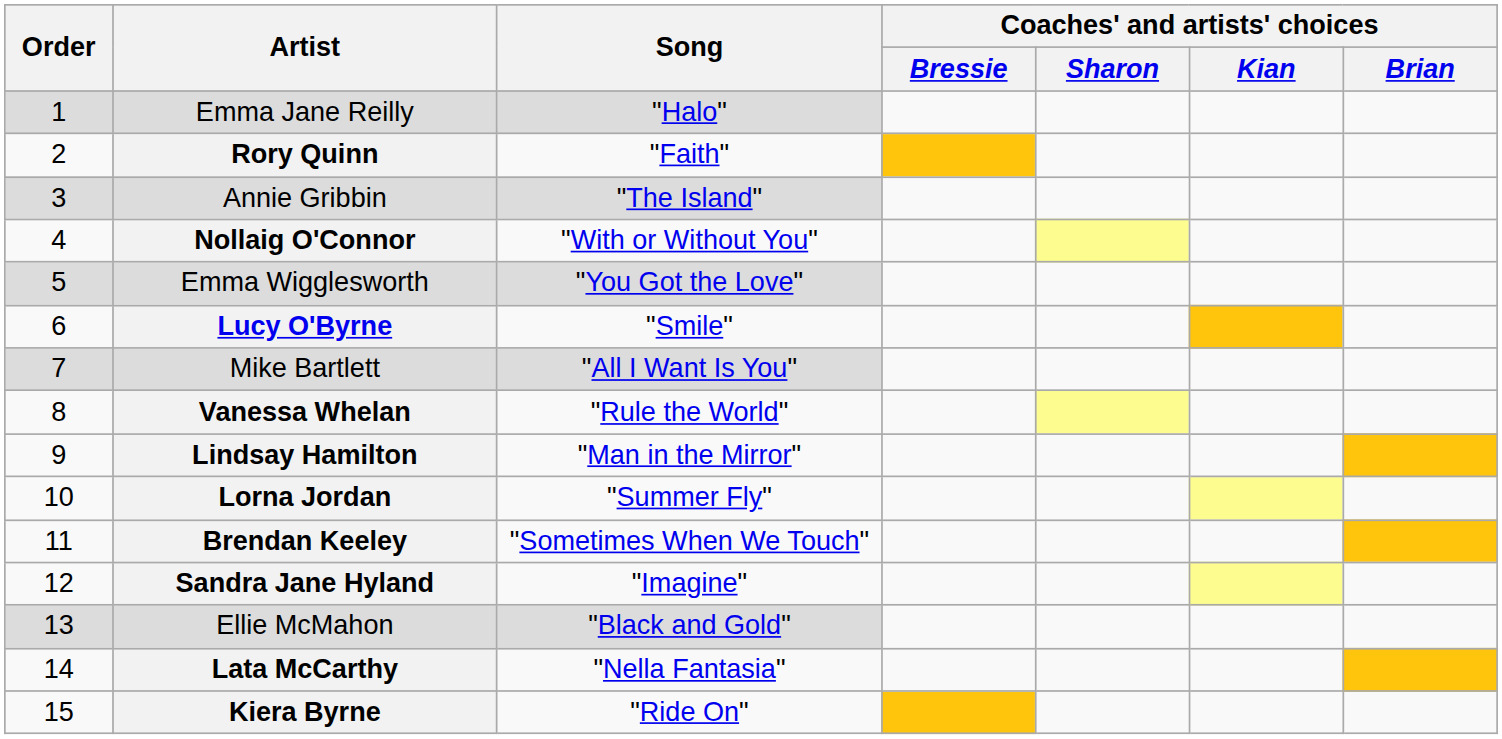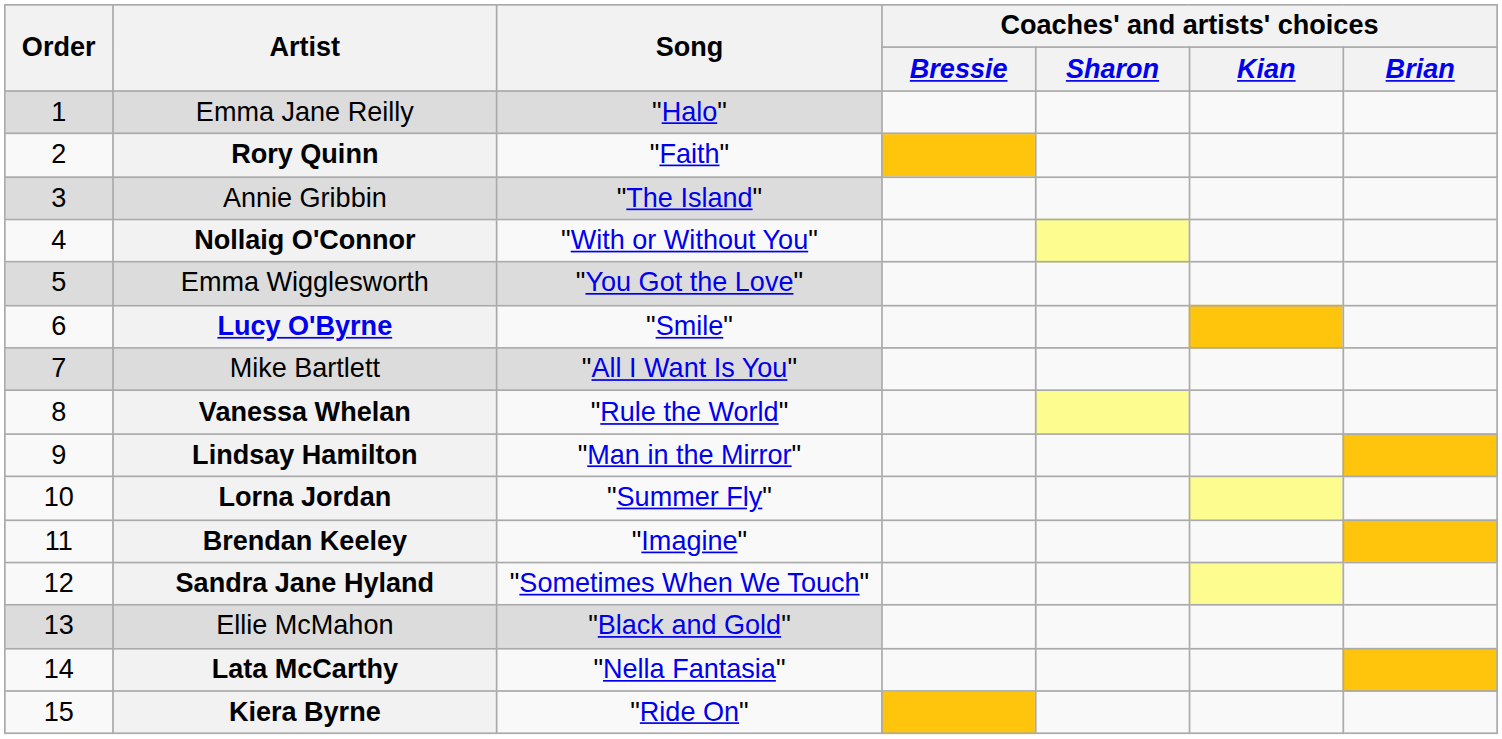(689, 540) "Sometimes When We Touch" -> (689, 540) "Imagine"
(689, 583) "Imagine" -> (689, 583) "Sometimes When We Touch"
